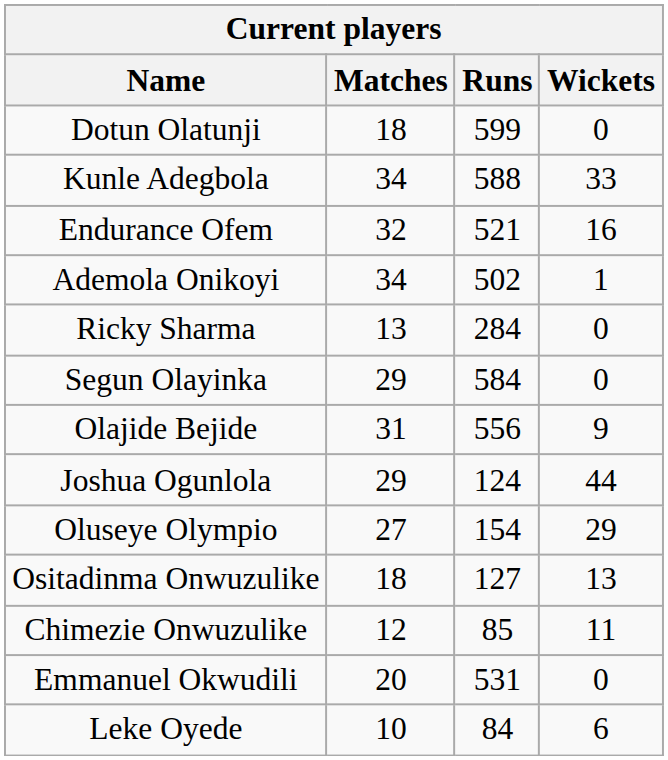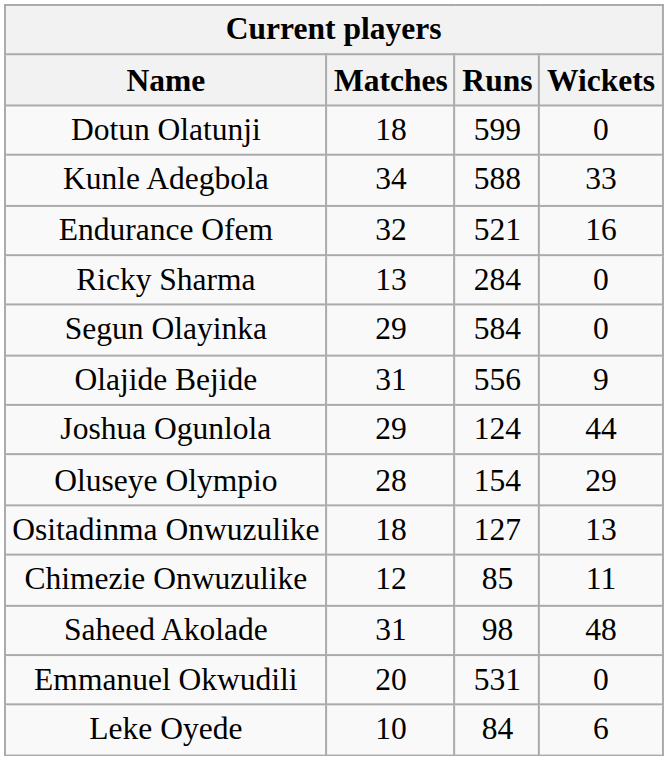- row: (166, 279)
(391, 529) 27 -> (391, 479) 28
+ row: (166, 629)
